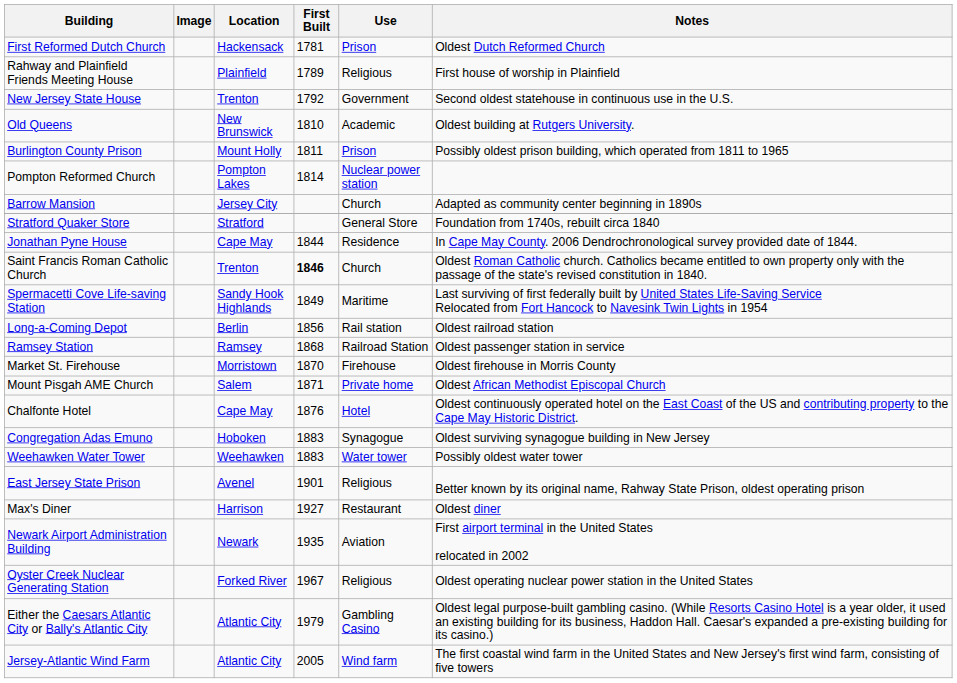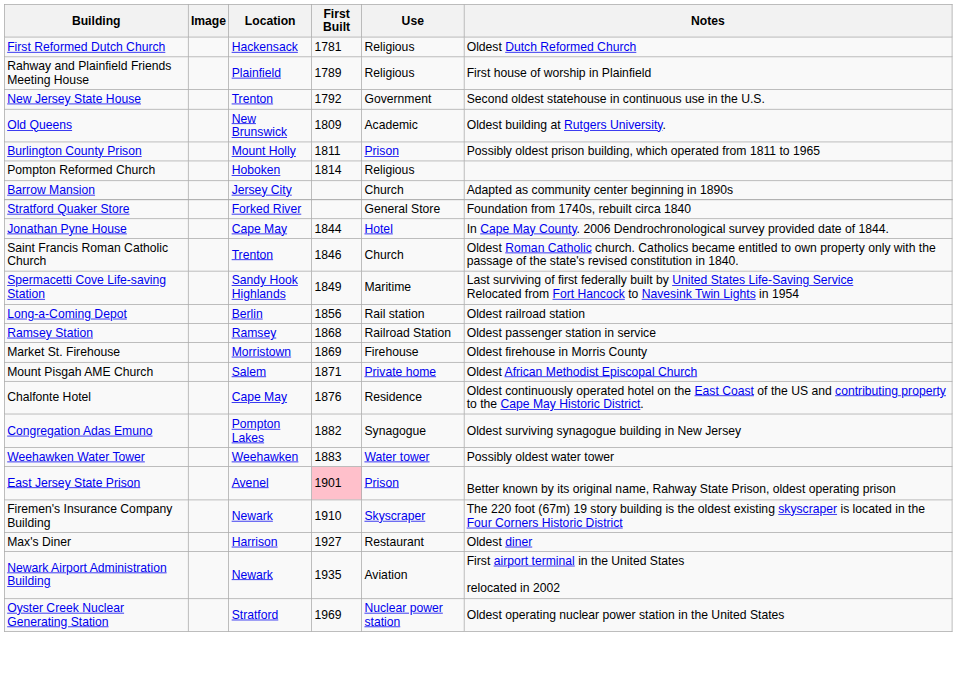(359, 47) Prison -> (389, 47) Religious
(310, 125) 1810 -> (328, 125) 1809
(241, 177) Pompton Lakes -> (256, 170) Hoboken
(381, 177) Nuclear power station -> (389, 170) Religious
(240, 223) Stratford -> (266, 209) Forked River
(370, 242) Residence -> (379, 228) Hotel
(310, 268) bold -> (328, 254) normal
(310, 366) 1870 -> (328, 352) 1869
(356, 411) Hotel -> (393, 397) Residence
(241, 437) Hoboken -> (256, 430) Pompton Lakes
(310, 437) 1883 -> (328, 430) 1882
(310, 483) no background -> (328, 483) pink background
(367, 483) Religious -> (382, 483) Prison
+ row: (90, 516)
(252, 582) Forked River -> (255, 615) Stratford
(310, 582) 1967 -> (328, 615) 1969
(367, 582) Religious -> (404, 615) Nuclear power station
- row: (79, 621)
- row: (78, 661)
